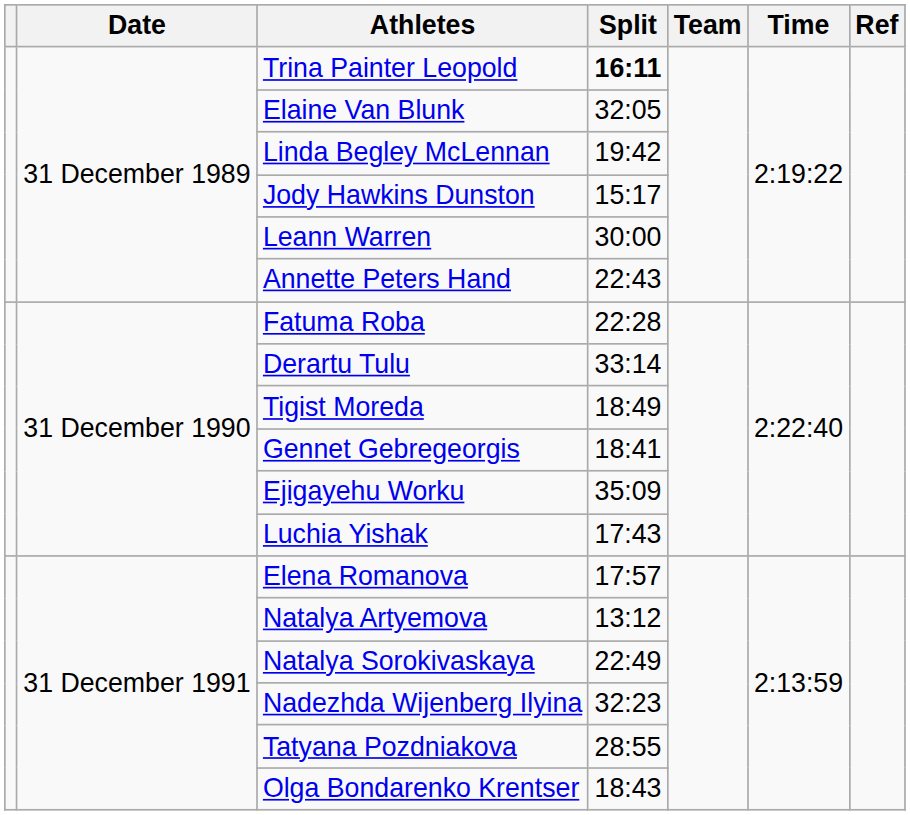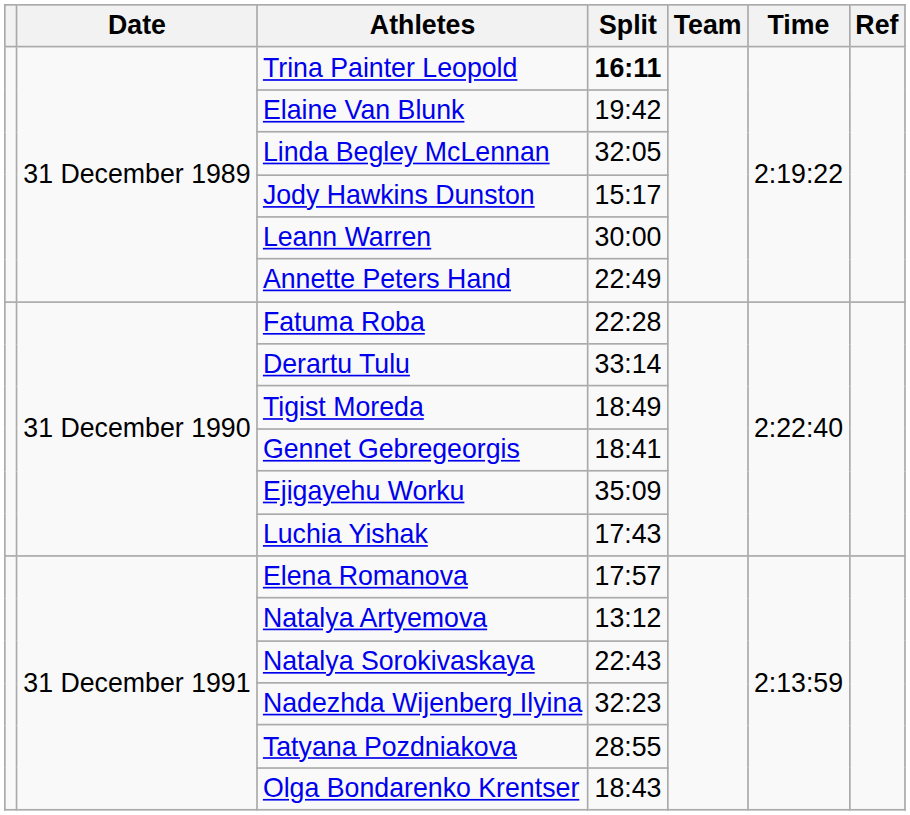(628, 110) 32:05 -> (628, 110) 19:42
(628, 152) 19:42 -> (628, 152) 32:05
(628, 279) 22:43 -> (628, 279) 22:49
(628, 661) 22:49 -> (628, 661) 22:43
